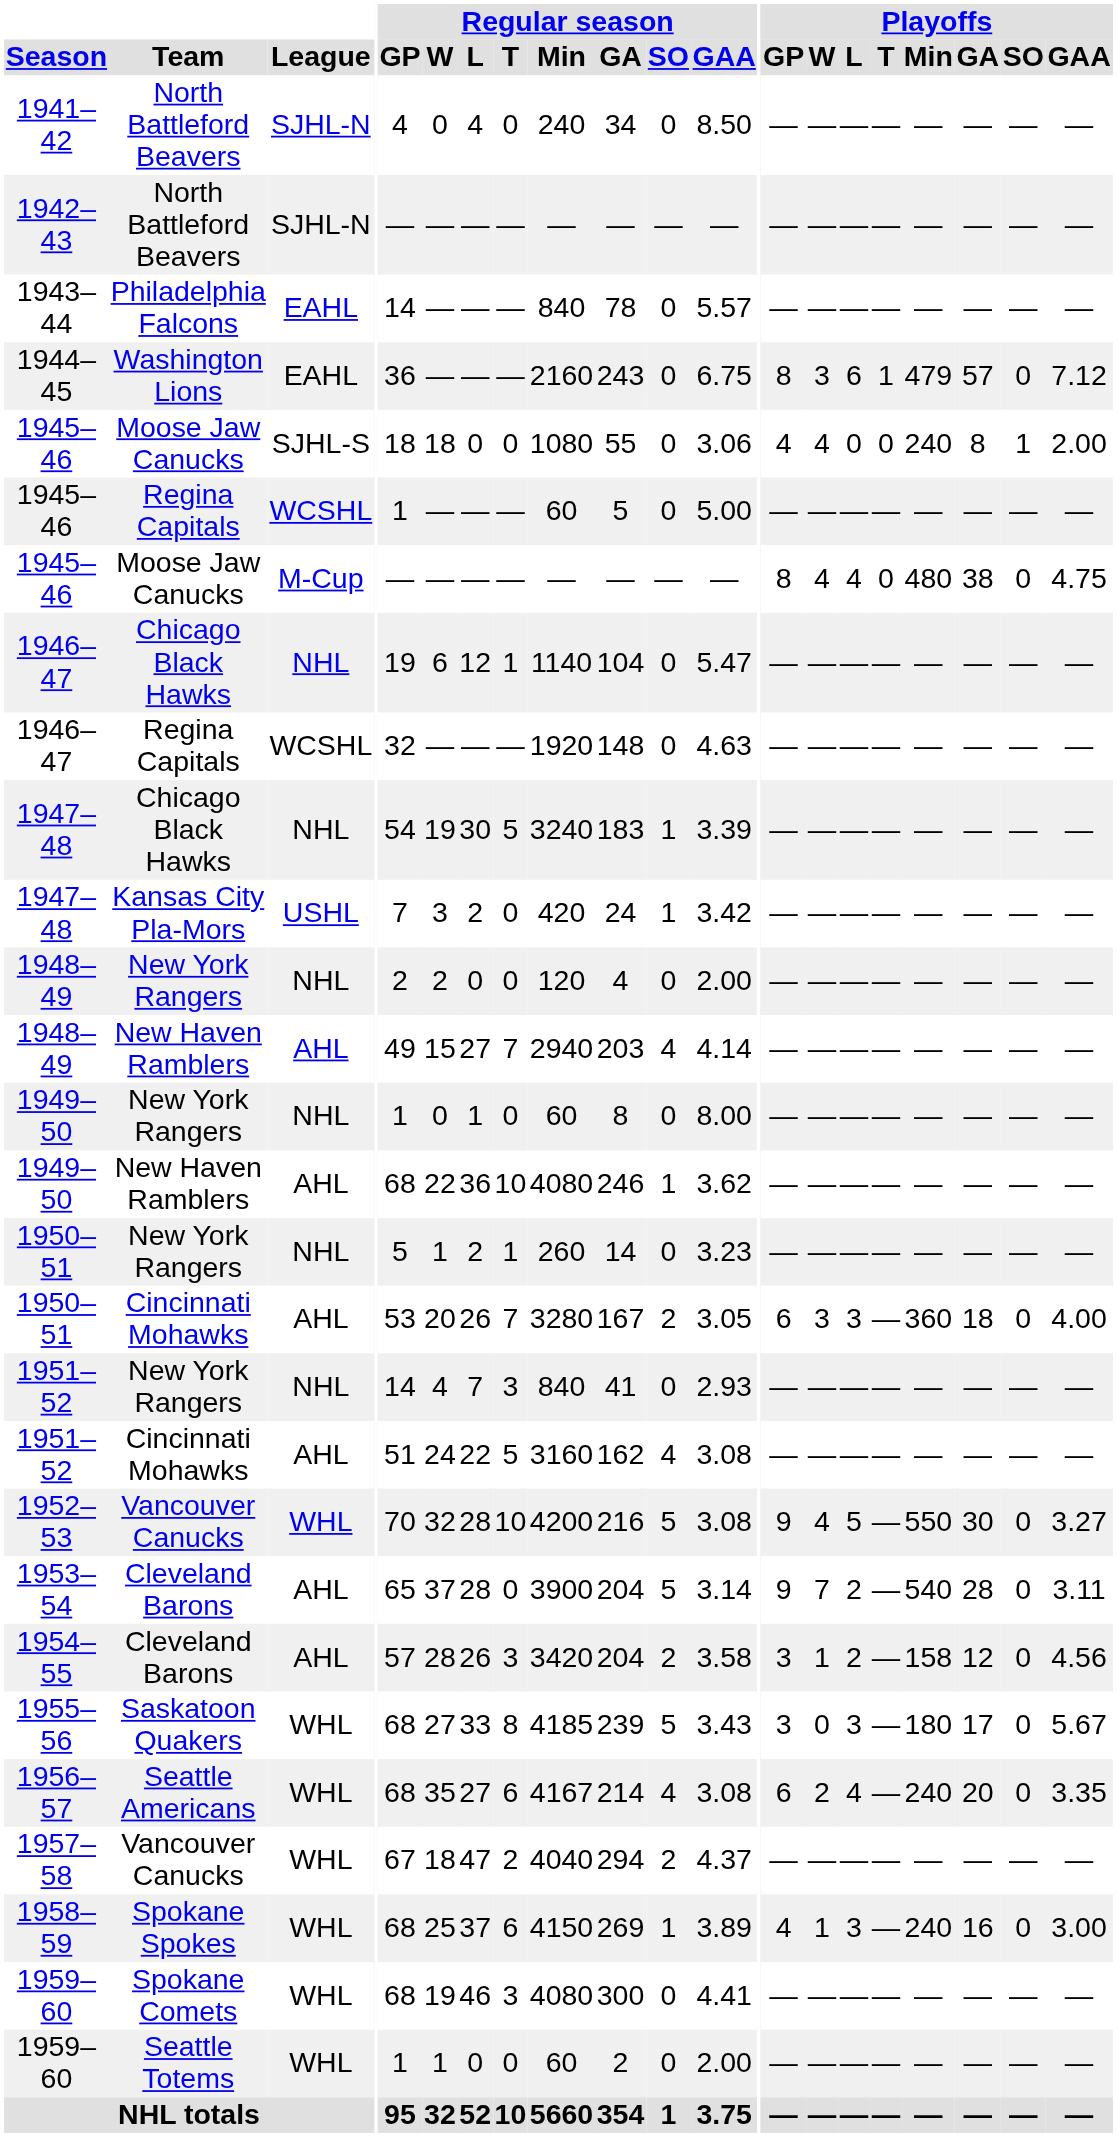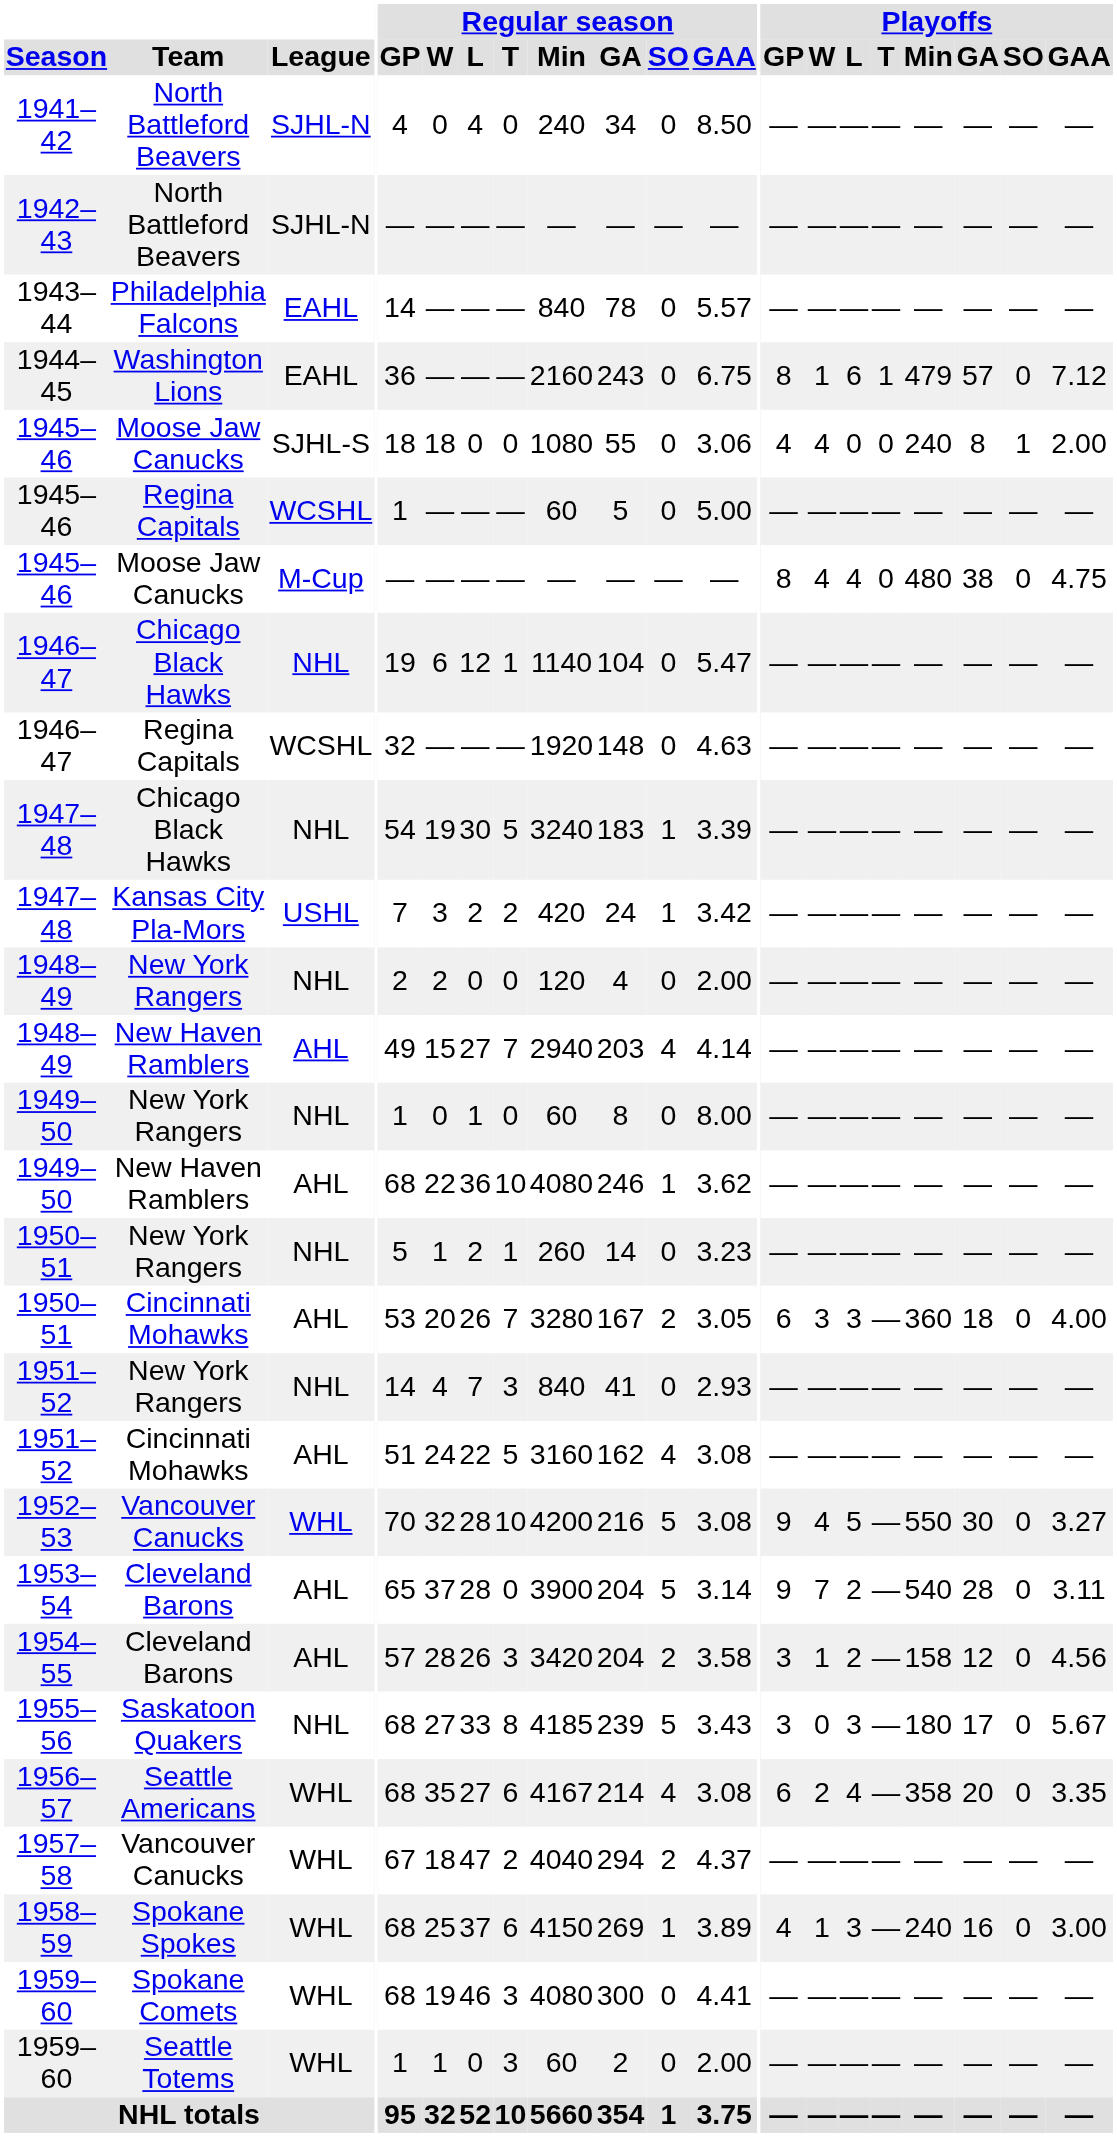(822, 375) 3 -> (822, 375) 1
(510, 913) 0 -> (510, 913) 2
(321, 1724) WHL -> (321, 1724) NHL
(928, 1792) 240 -> (928, 1792) 358
(510, 2063) 0 -> (510, 2063) 3
